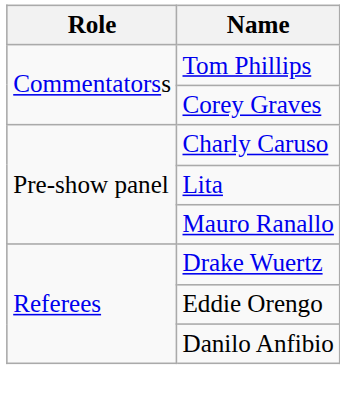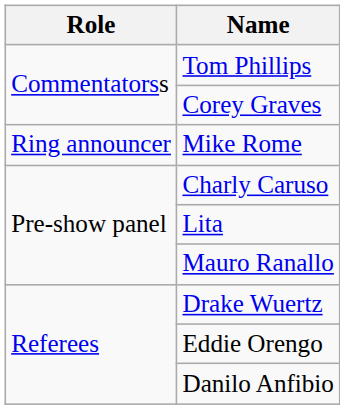+ row: (242, 144)
